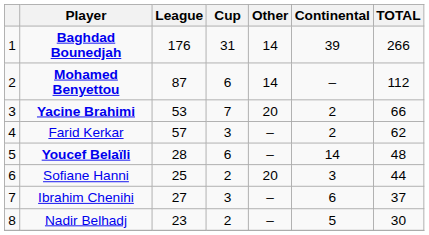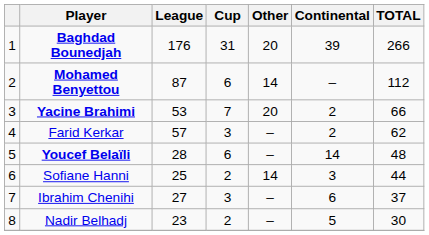(270, 45) 14 -> (270, 45) 20
(270, 176) 20 -> (270, 176) 14
